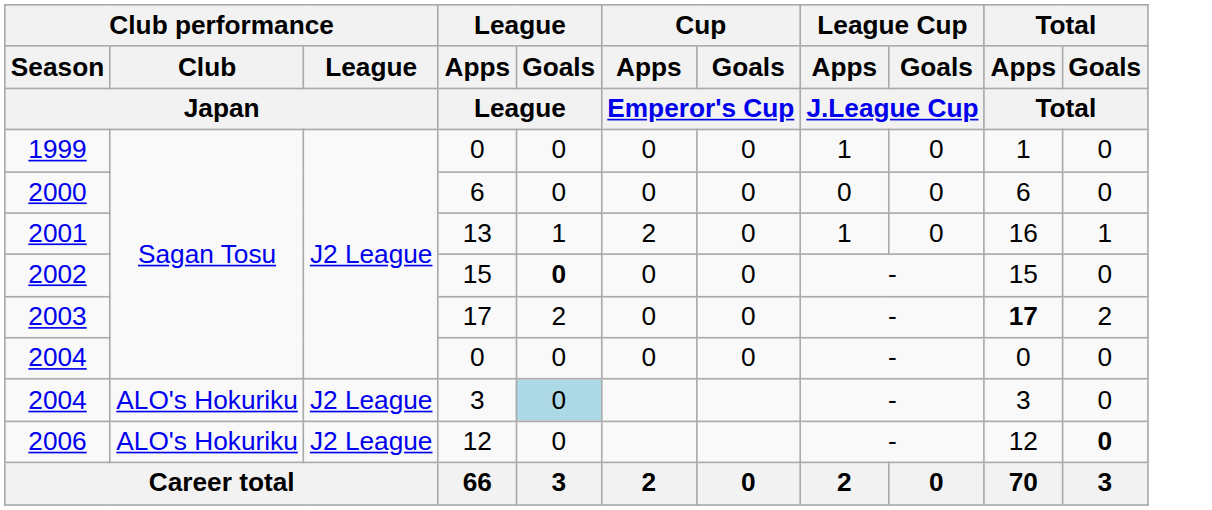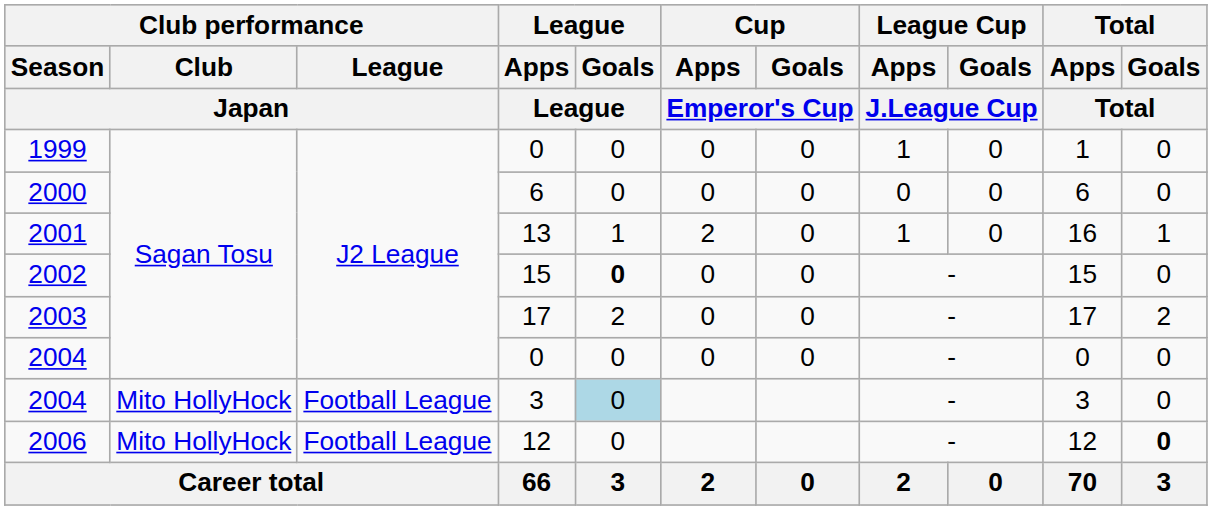(1023, 316) bold -> (1082, 316) normal
(207, 399) ALO's Hokuriku -> (204, 399) Mito HollyHock
(371, 399) J2 League -> (397, 399) Football League
(207, 441) ALO's Hokuriku -> (204, 441) Mito HollyHock
(371, 441) J2 League -> (397, 441) Football League
